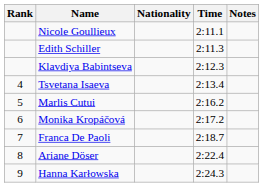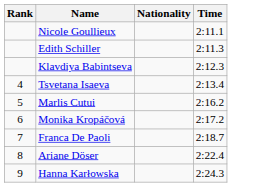- column: (243, 13)
